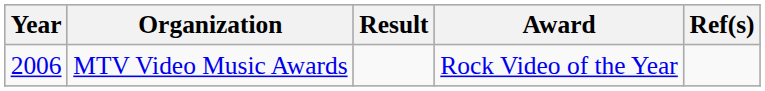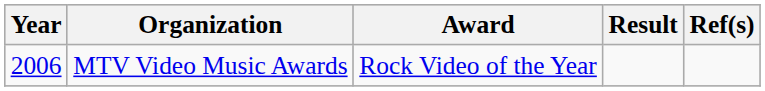columns swapped: (559, 24) <-> (394, 24)
